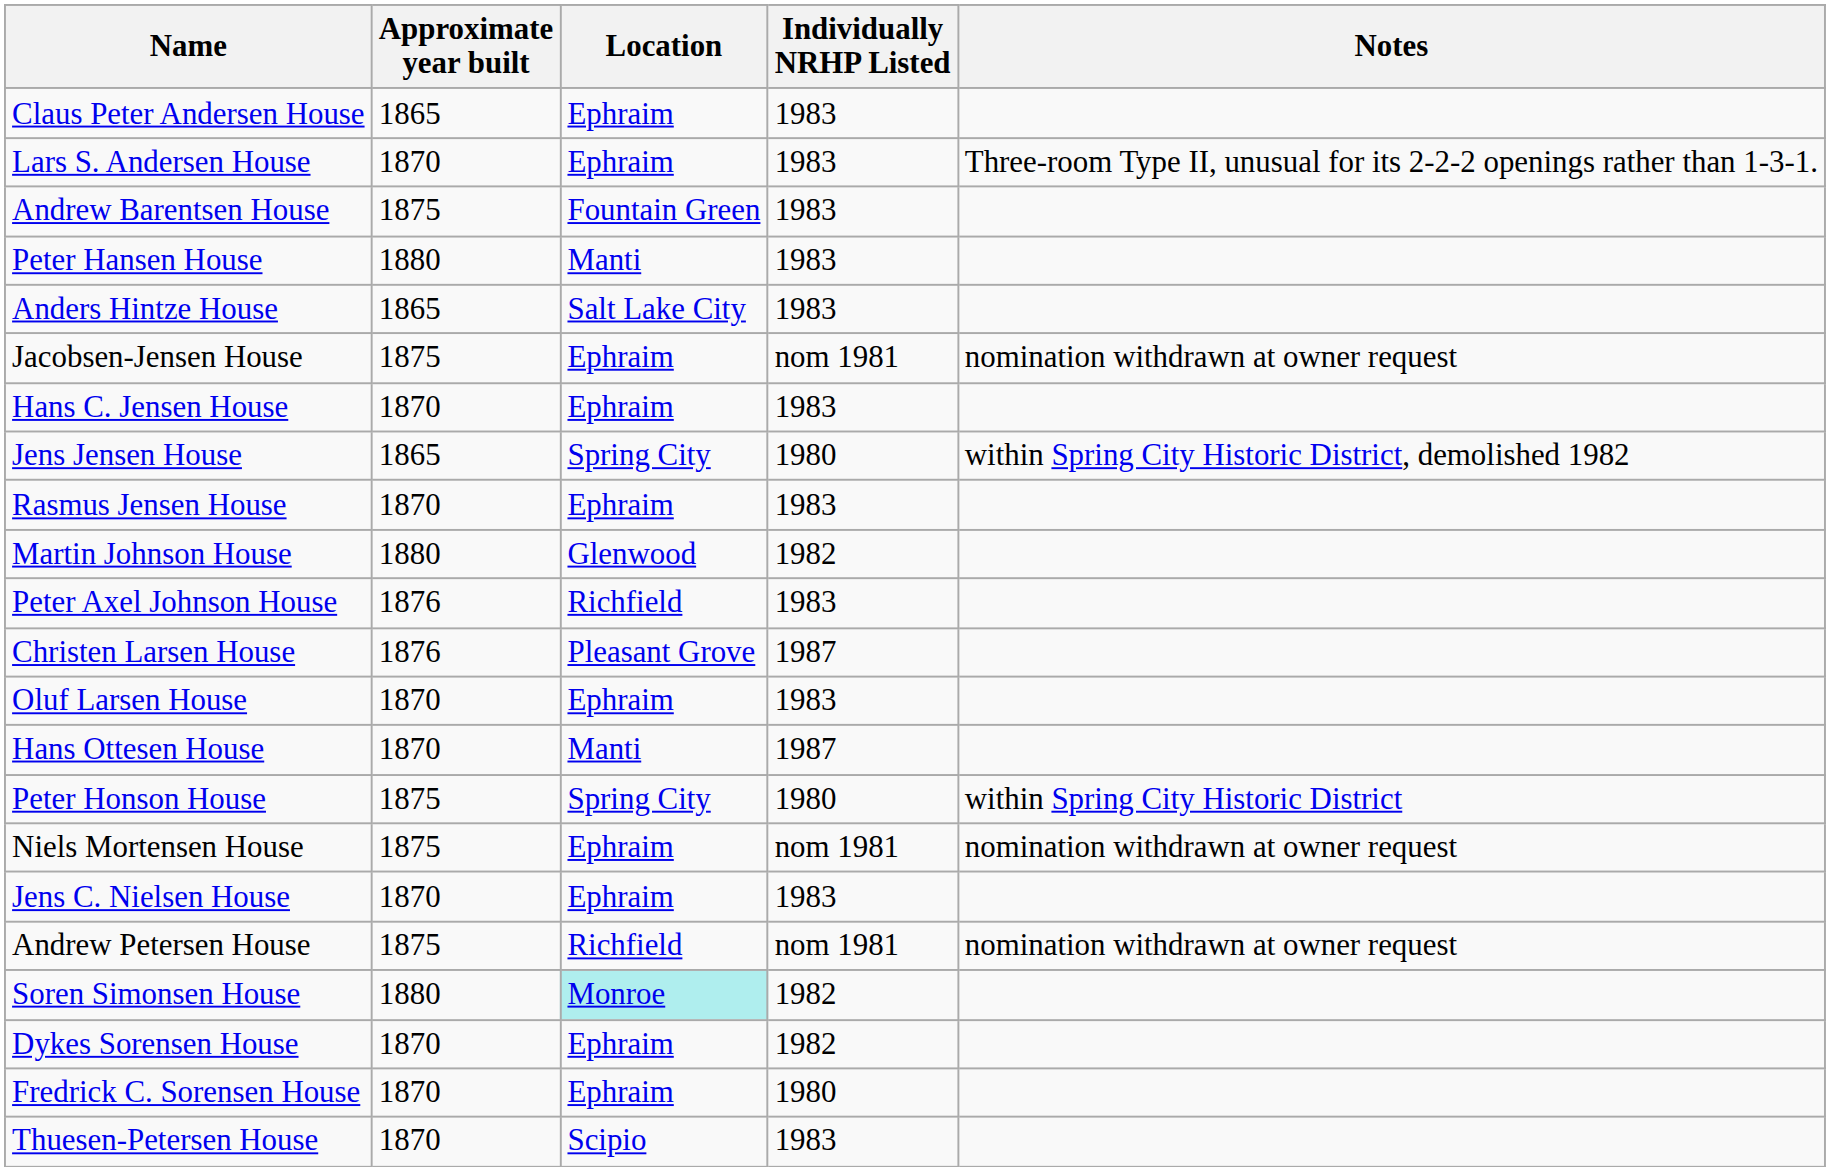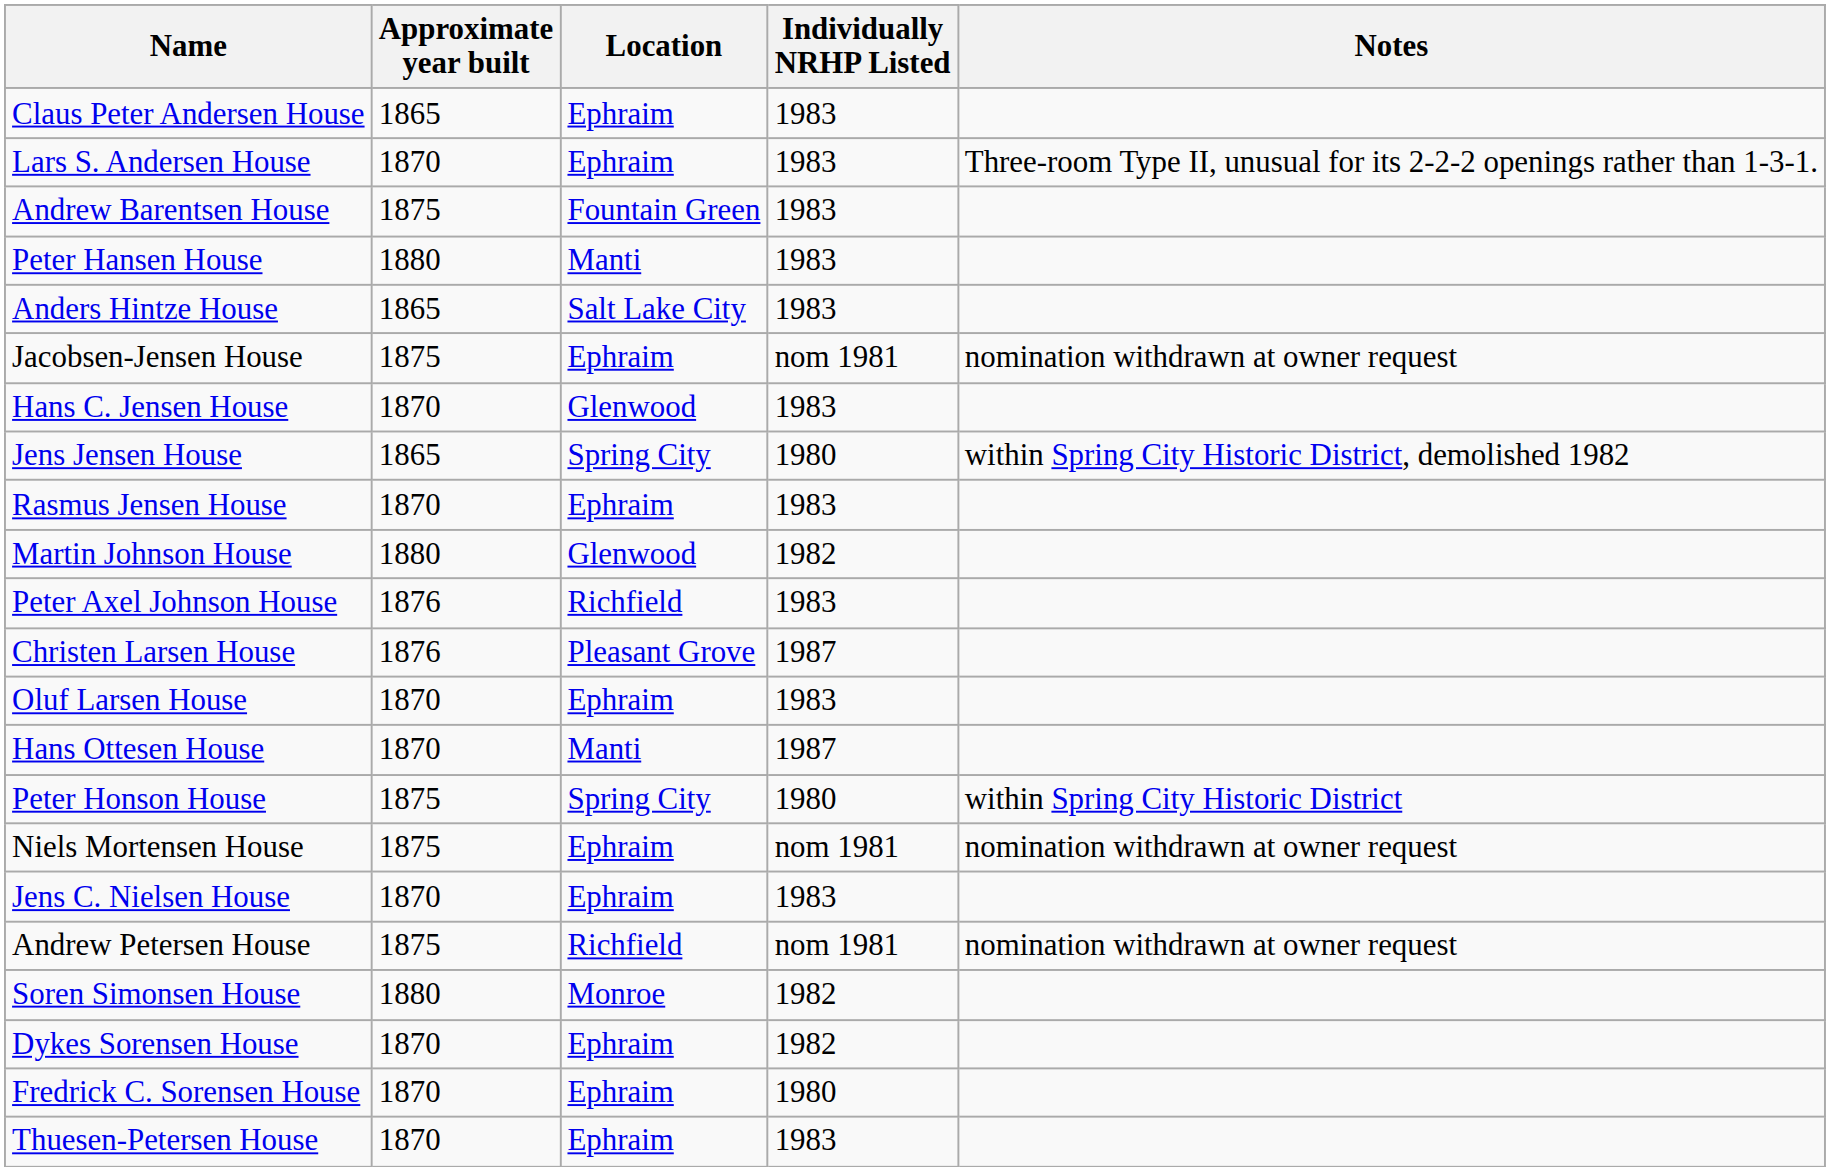(621, 406) Ephraim -> (632, 406) Glenwood
(616, 994) paleturquoise background -> (616, 994) no background
(607, 1141) Scipio -> (621, 1141) Ephraim
